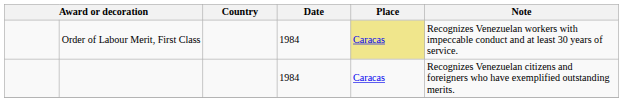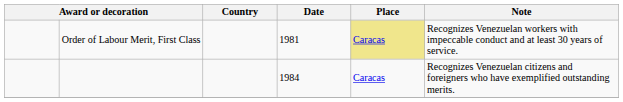(289, 39) 1984 -> (289, 39) 1981
